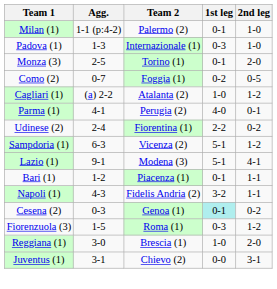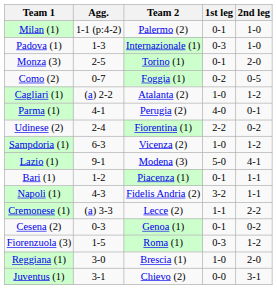(219, 144) 5-1 -> (219, 144) 1-0
(219, 161) 5-1 -> (219, 161) 5-0
+ row: (39, 210)
(219, 210) paleturquoise background -> (219, 227) no background
